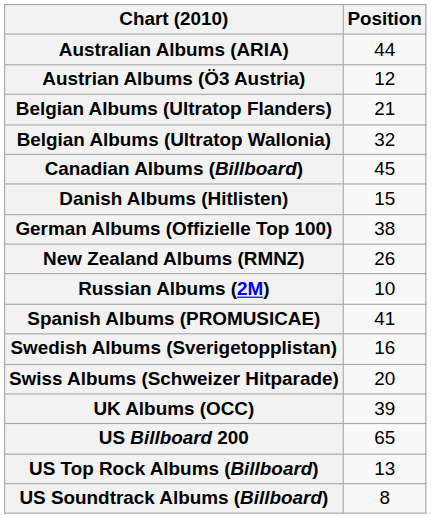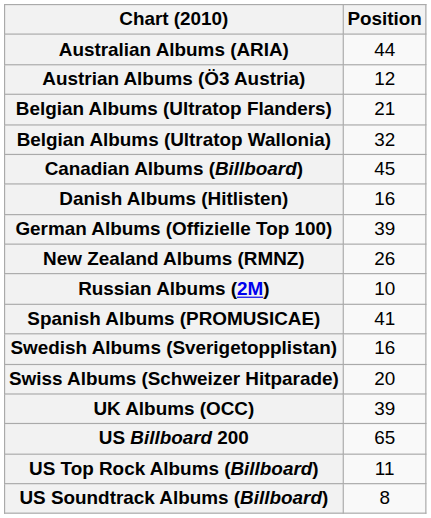(385, 199) 15 -> (385, 199) 16
(385, 229) 38 -> (385, 229) 39
(385, 468) 13 -> (385, 468) 11
